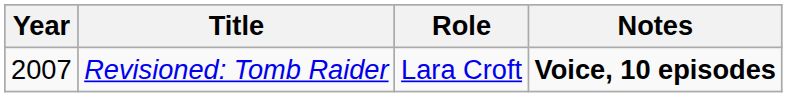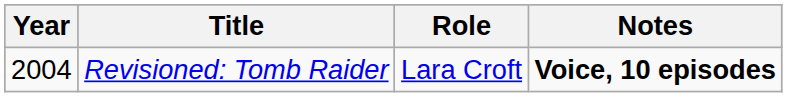(41, 69) 2007 -> (41, 69) 2004
